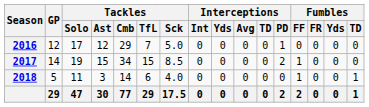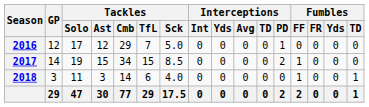(54, 78) 5 -> (54, 78) 3
